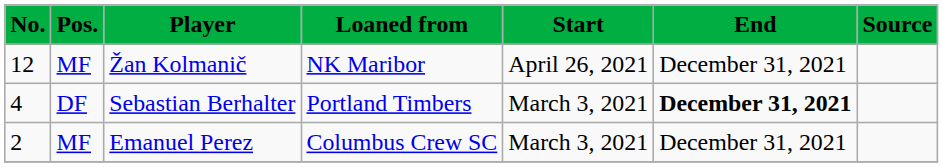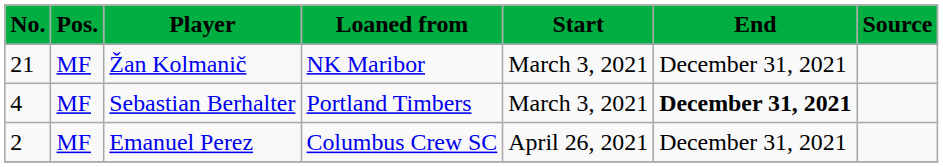(22, 63) 12 -> (22, 63) 21
(578, 63) April 26, 2021 -> (578, 63) March 3, 2021
(72, 103) DF -> (74, 103) MF
(578, 142) March 3, 2021 -> (578, 142) April 26, 2021
